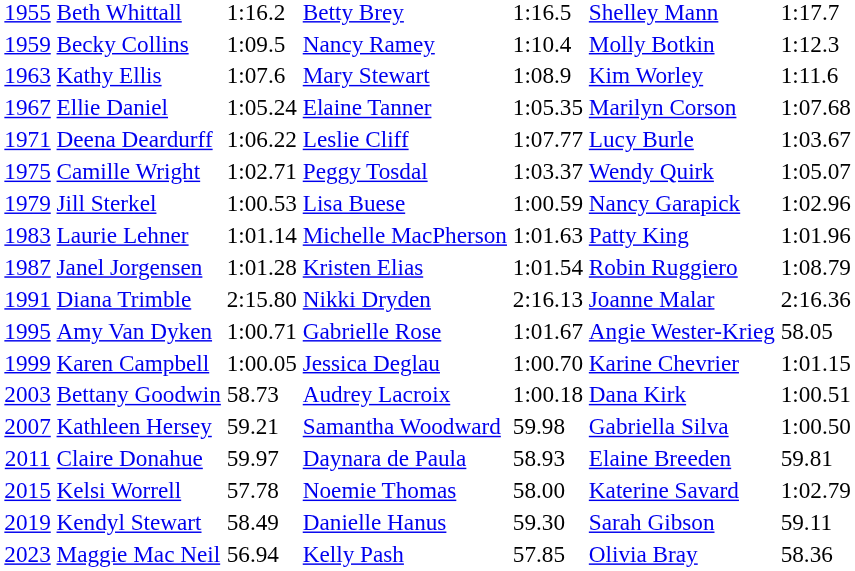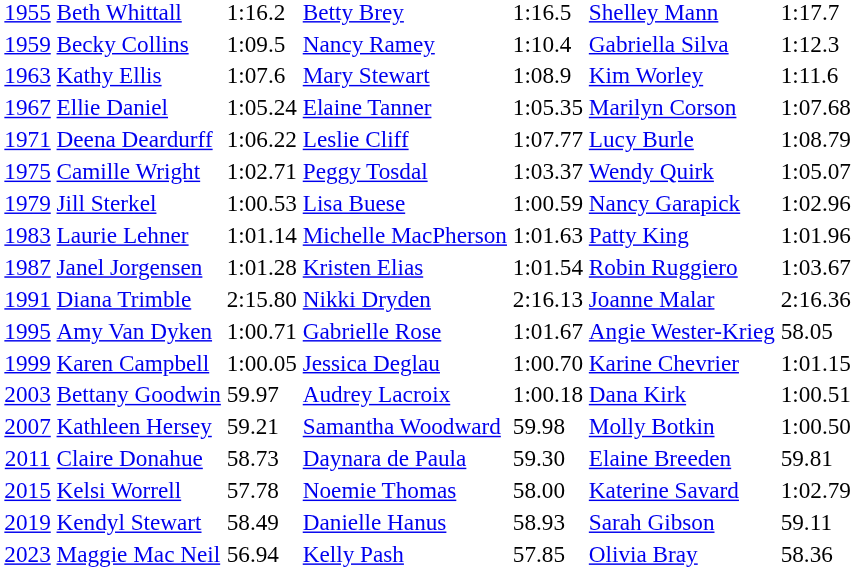(652, 44) Molly Botkin -> (659, 44) Gabriella Silva
(816, 139) 1:03.67 -> (816, 139) 1:08.79
(816, 267) 1:08.79 -> (816, 267) 1:03.67
(253, 394) 58.73 -> (253, 394) 59.97
(659, 426) Gabriella Silva -> (652, 426) Molly Botkin
(253, 458) 59.97 -> (253, 458) 58.73
(539, 458) 58.93 -> (539, 458) 59.30
(539, 522) 59.30 -> (539, 522) 58.93
